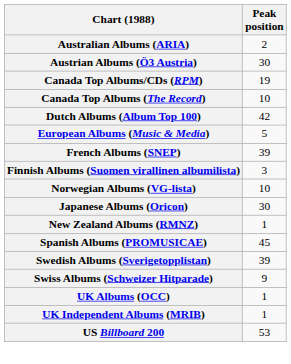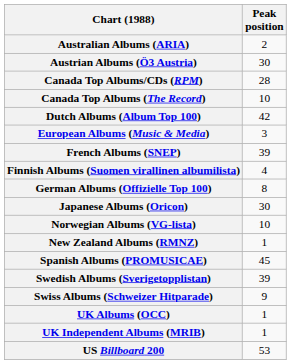(264, 80) 19 -> (264, 80) 28
(264, 134) 5 -> (264, 134) 3
(264, 170) 3 -> (264, 170) 4
+ row: (123, 188)
rows swapped: (123, 206) <-> (123, 188)
